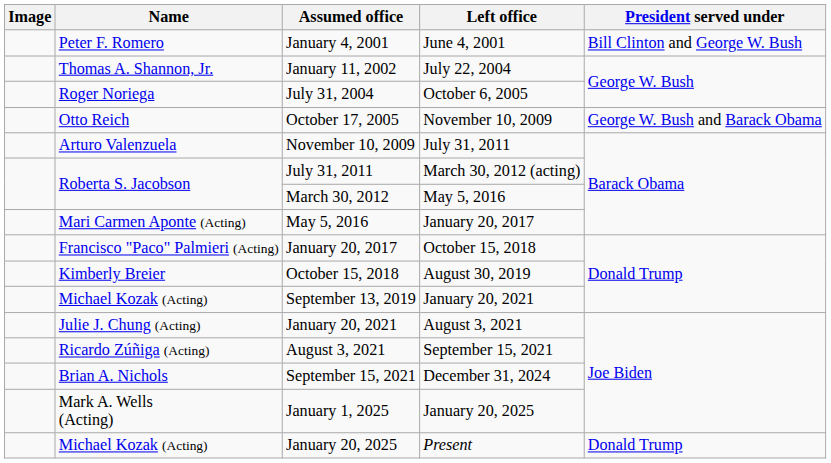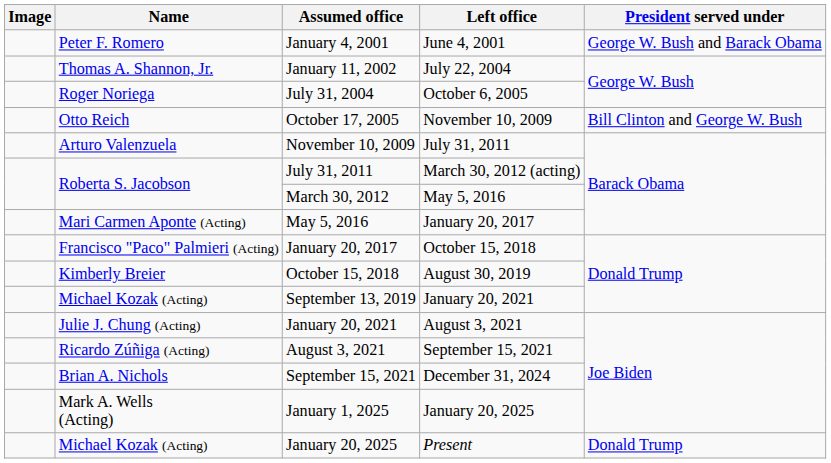(695, 42) Bill Clinton and George W. Bush -> (705, 42) George W. Bush and Barack Obama
(705, 119) George W. Bush and Barack Obama -> (695, 119) Bill Clinton and George W. Bush
